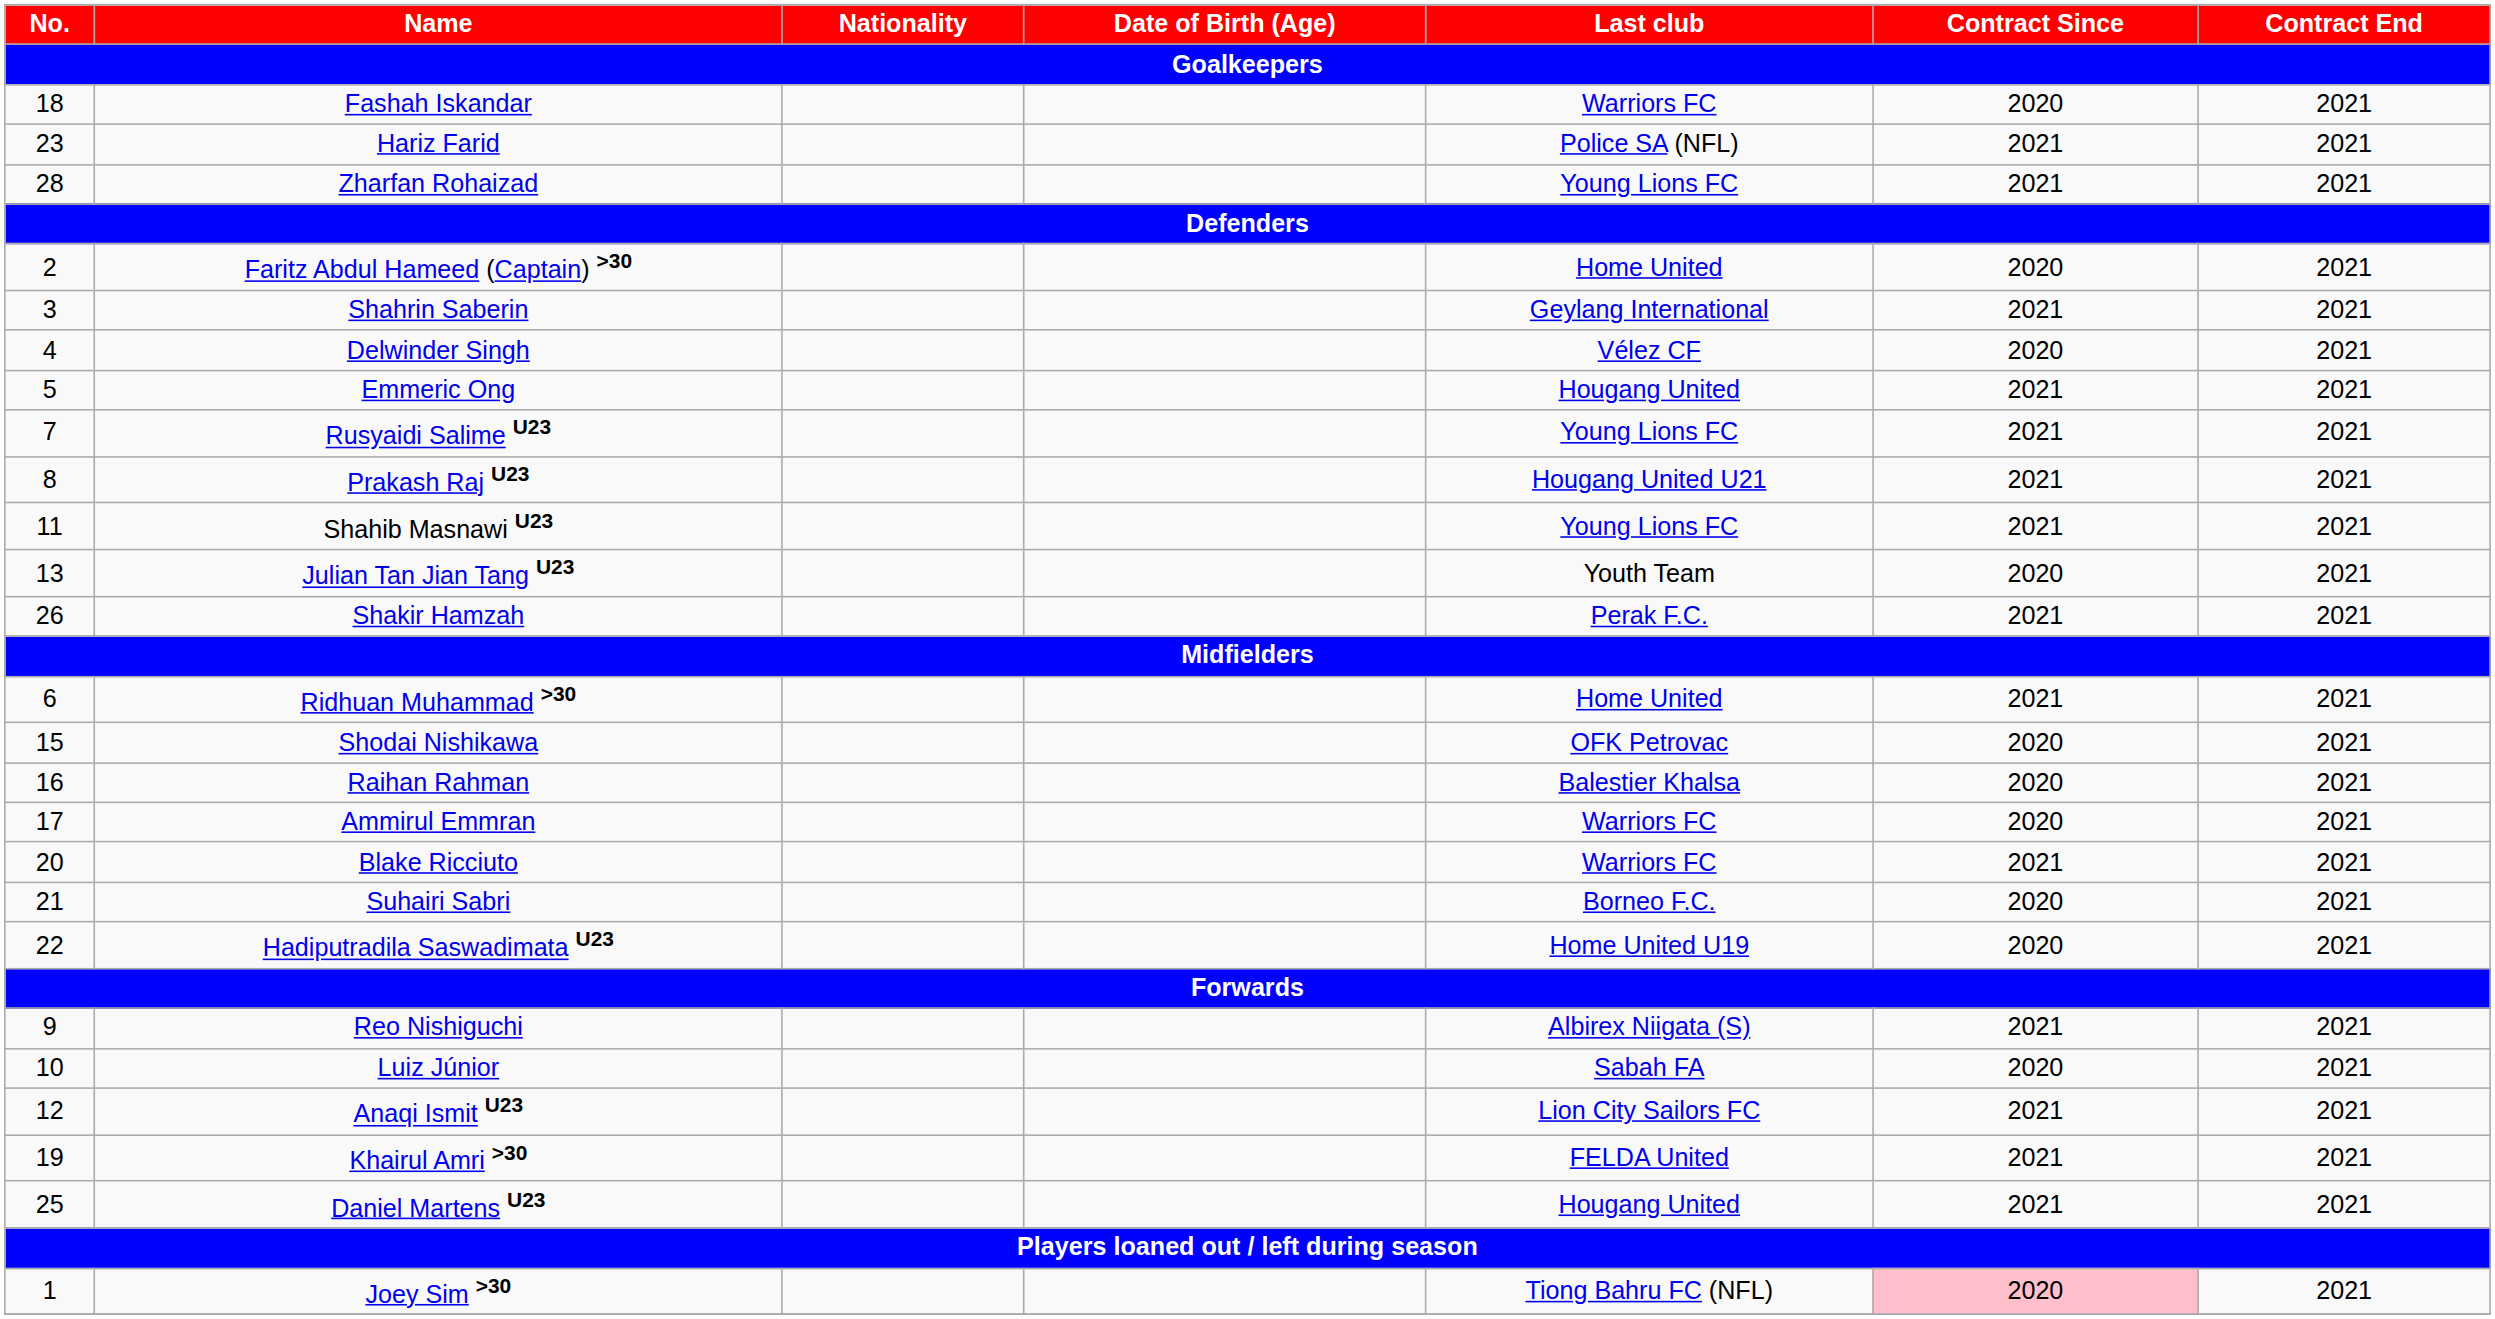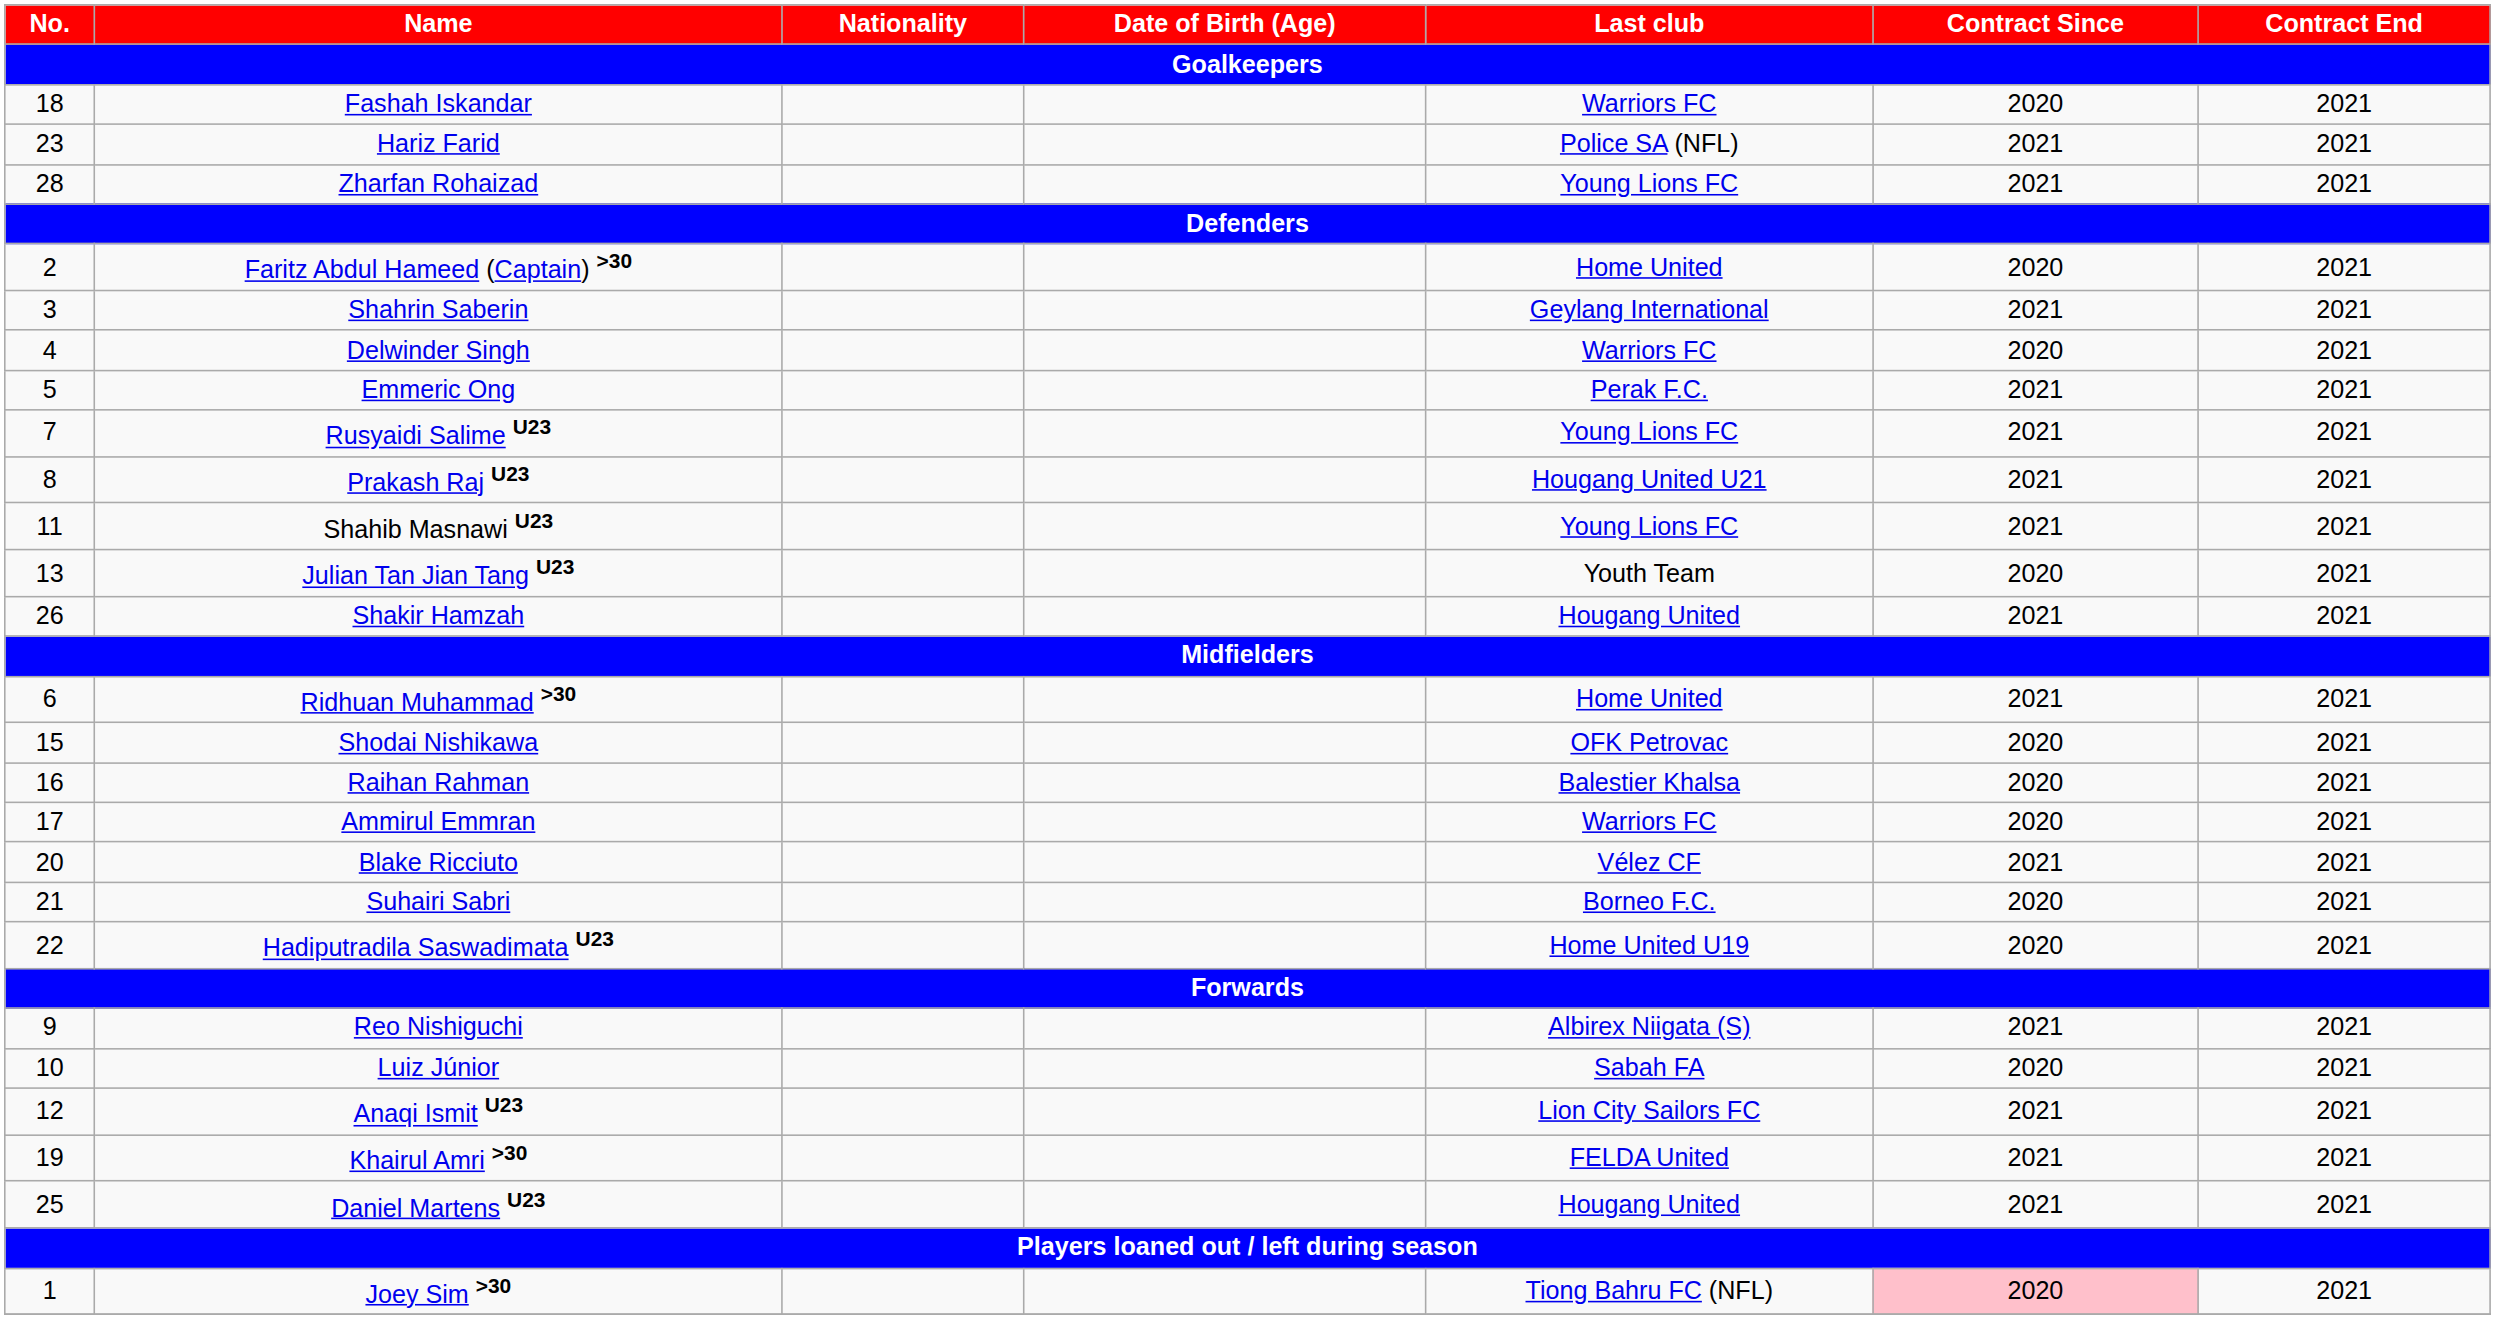(1649, 349) Vélez CF -> (1649, 349) Warriors FC
(1649, 389) Hougang United -> (1649, 389) Perak F.C.
(1649, 616) Perak F.C. -> (1649, 616) Hougang United
(1649, 861) Warriors FC -> (1649, 861) Vélez CF
